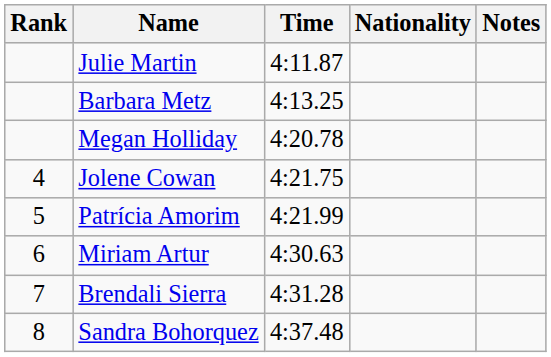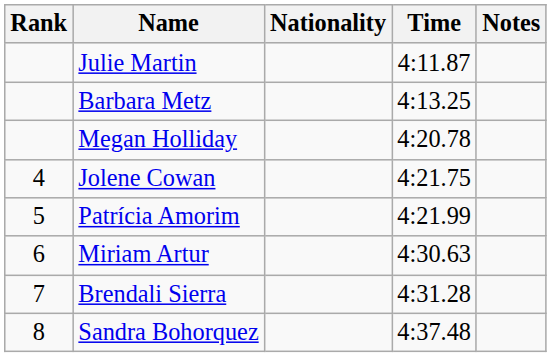columns swapped: (413, 23) <-> (307, 23)
